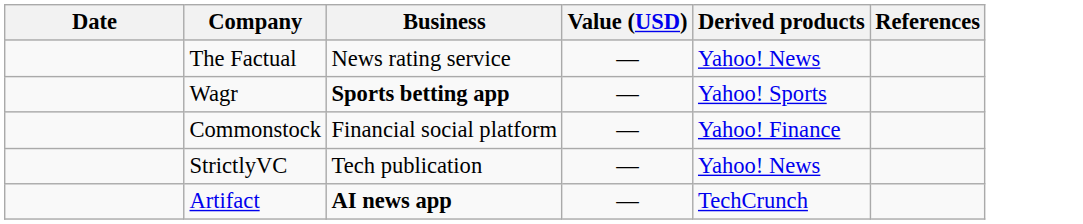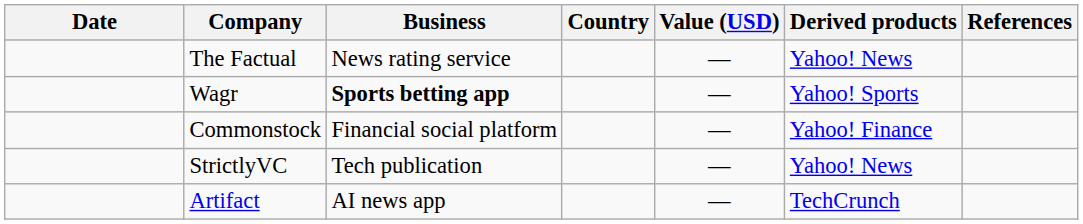+ column: (608, 22)
(392, 201) bold -> (389, 201) normal
